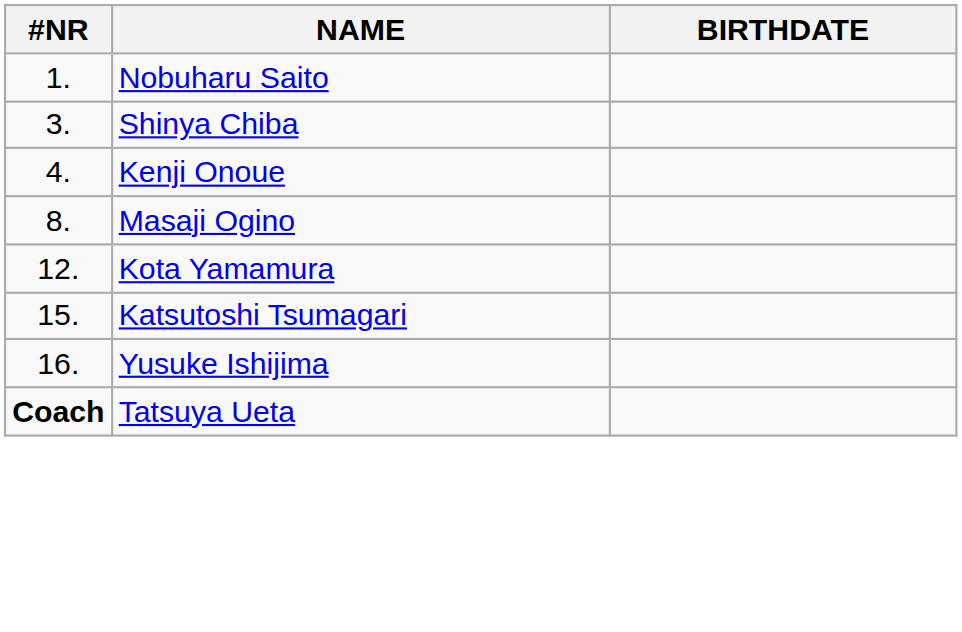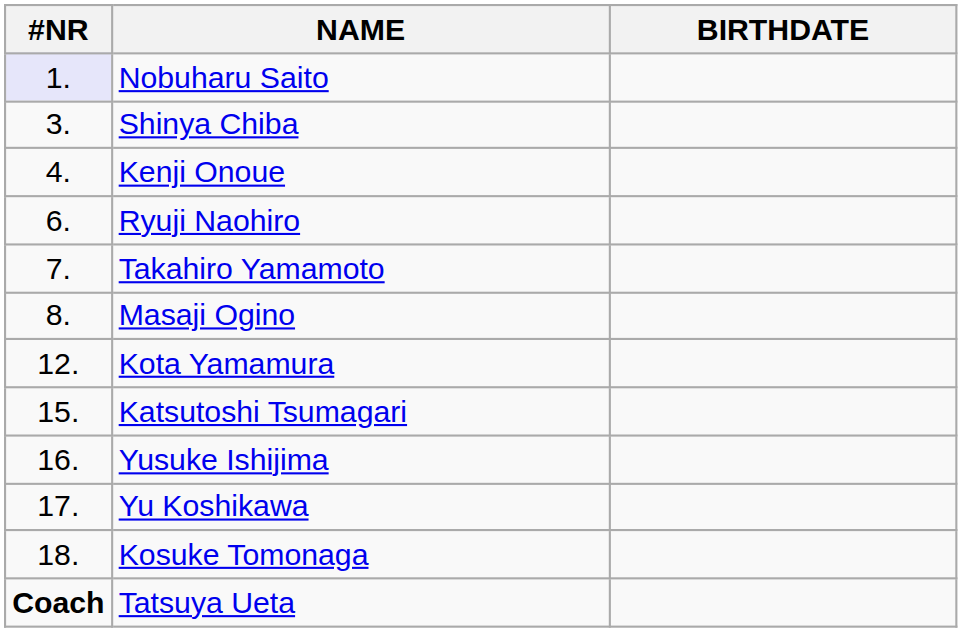(58, 77) no background -> (58, 77) lavender background
+ row: (209, 220)
+ row: (252, 268)
+ row: (214, 507)
+ row: (244, 555)
